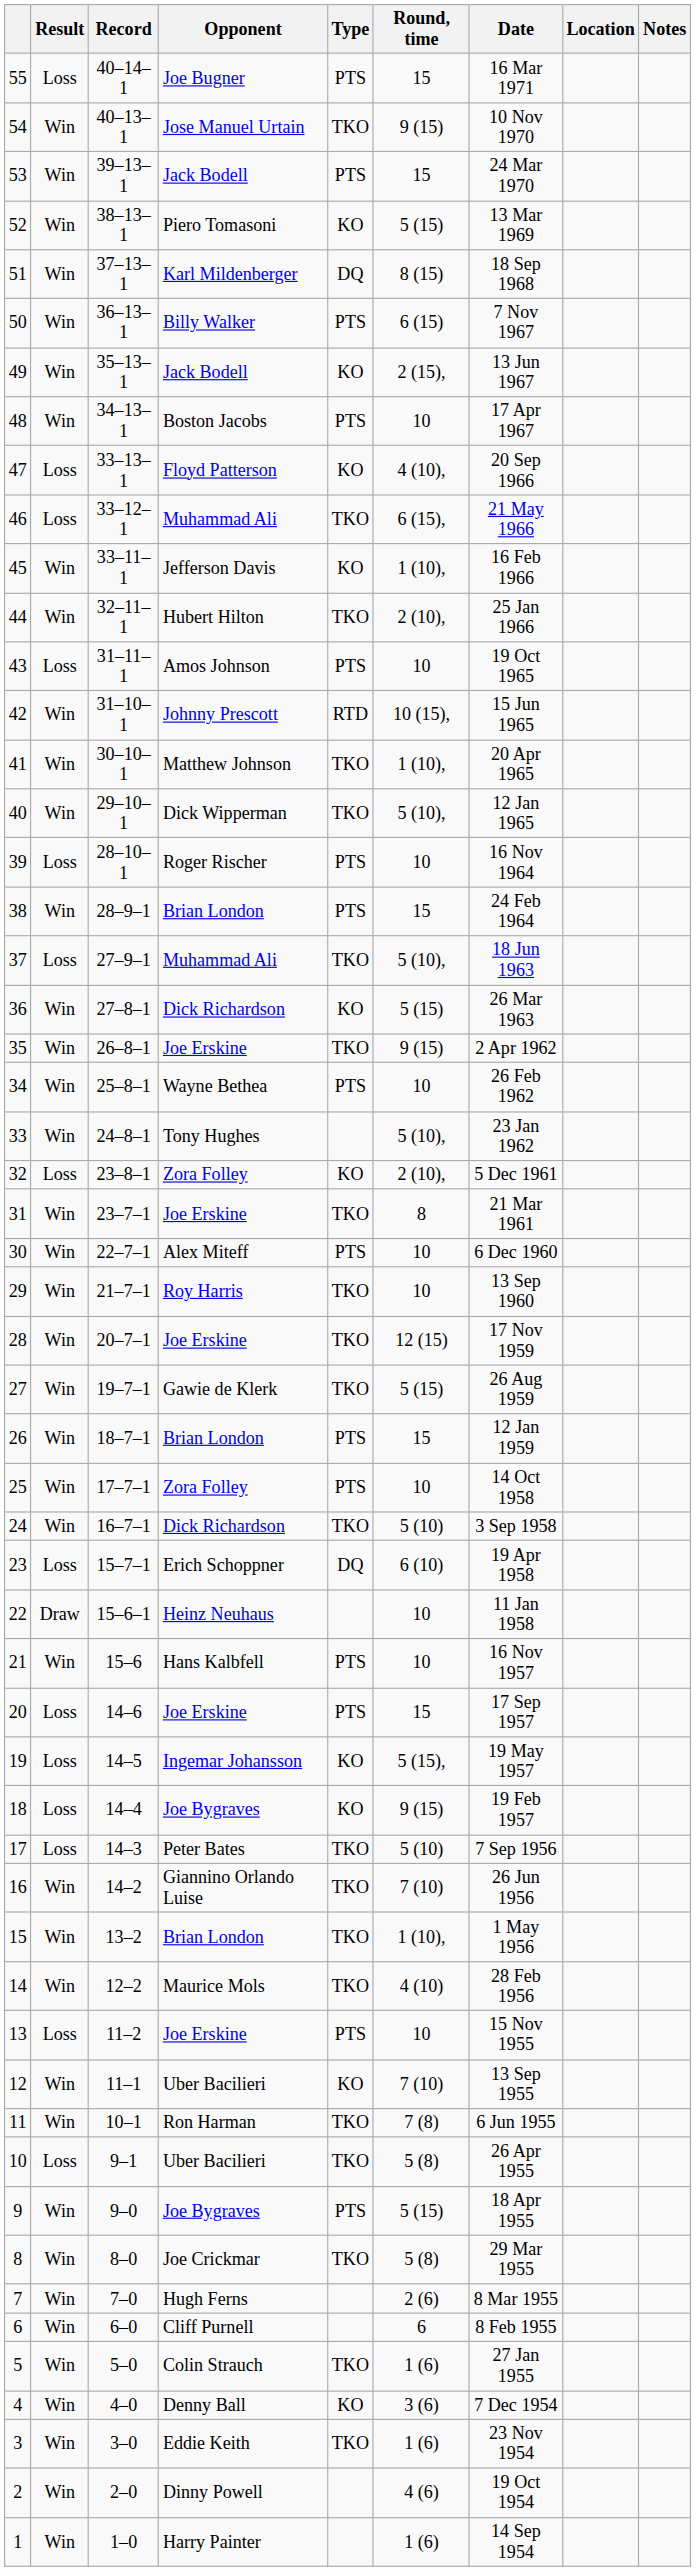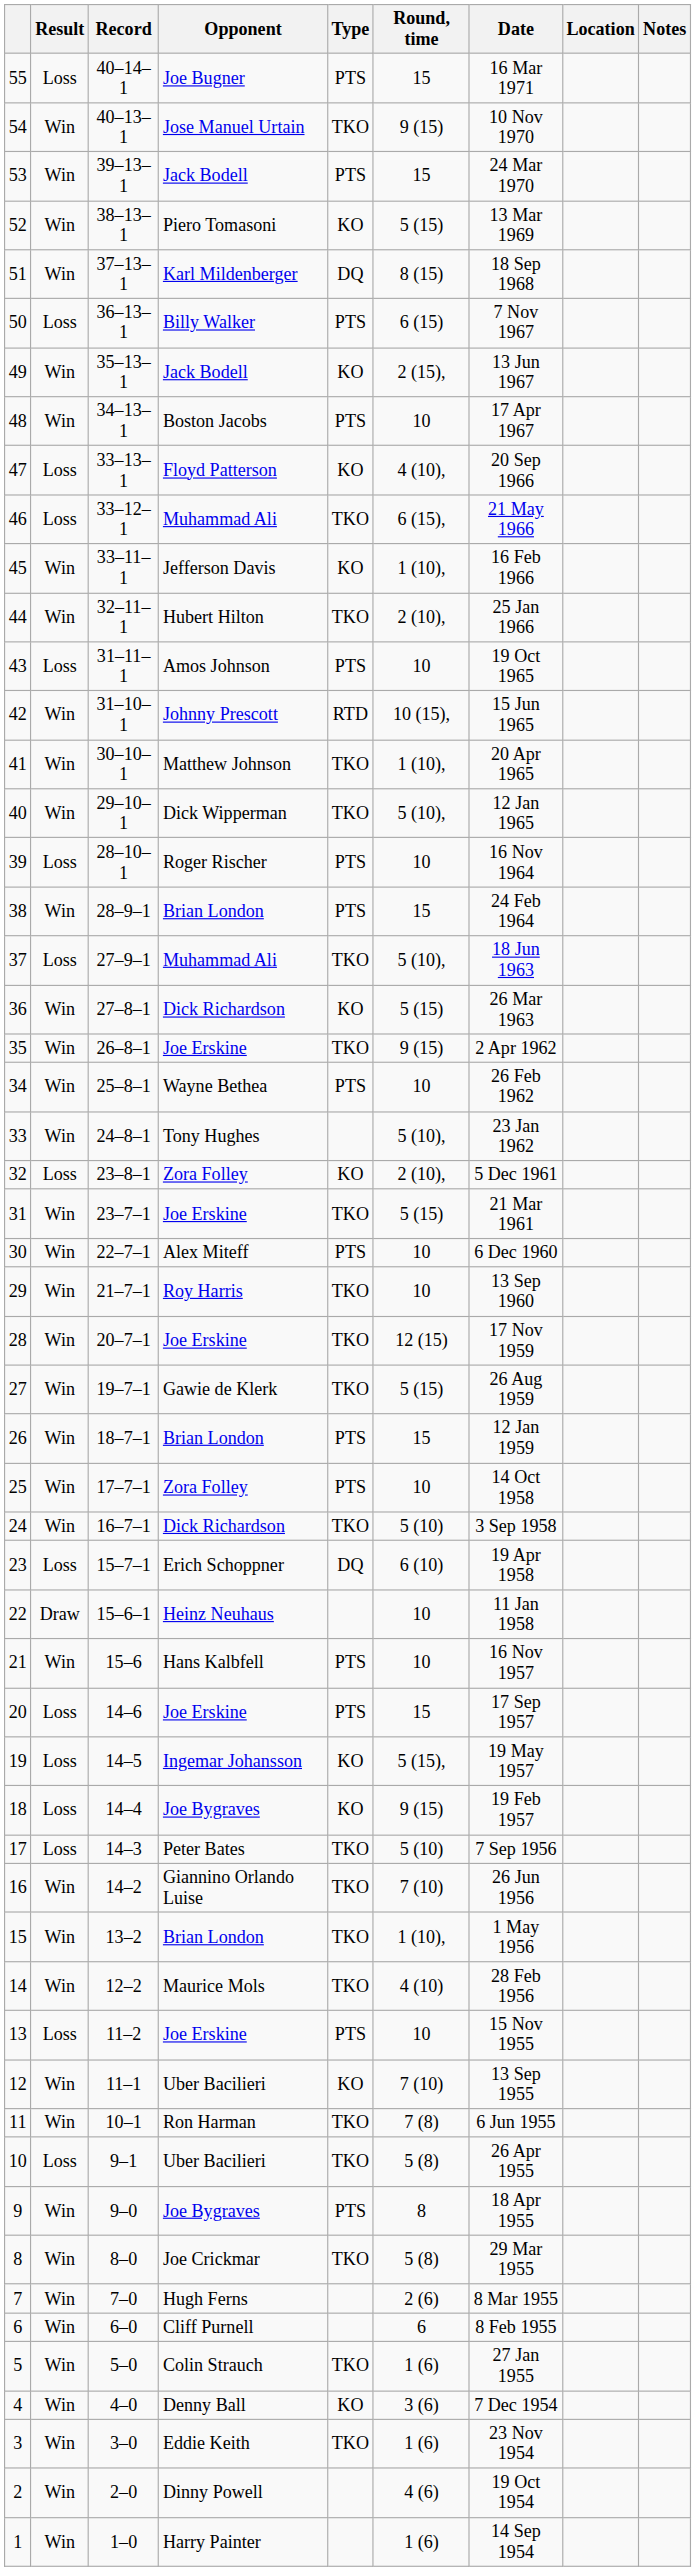(60, 323) Win -> (60, 323) Loss
(422, 1213) 8 -> (422, 1213) 5 (15)
(422, 2210) 5 (15) -> (422, 2210) 8
